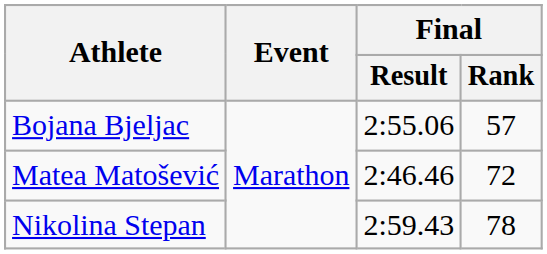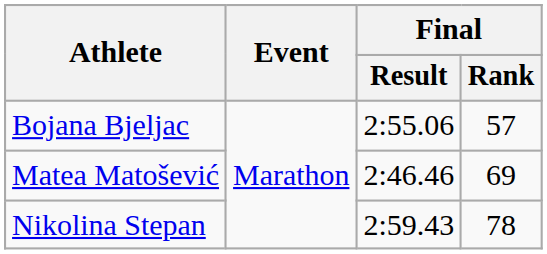(501, 175) 72 -> (501, 175) 69
